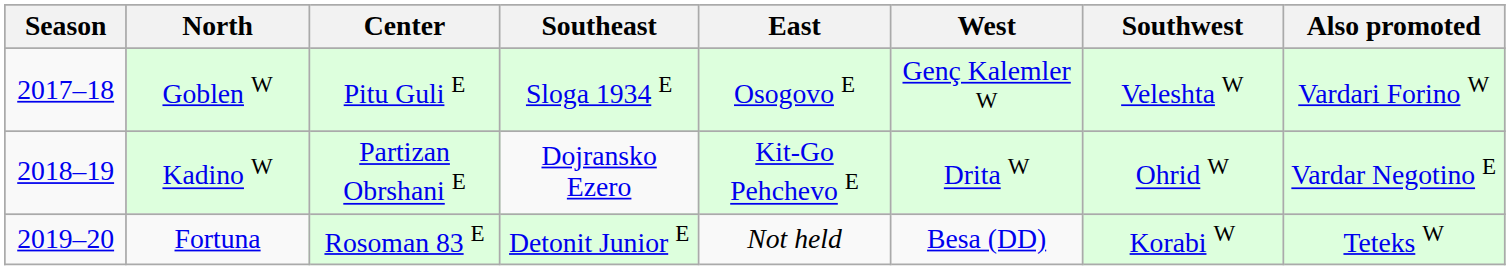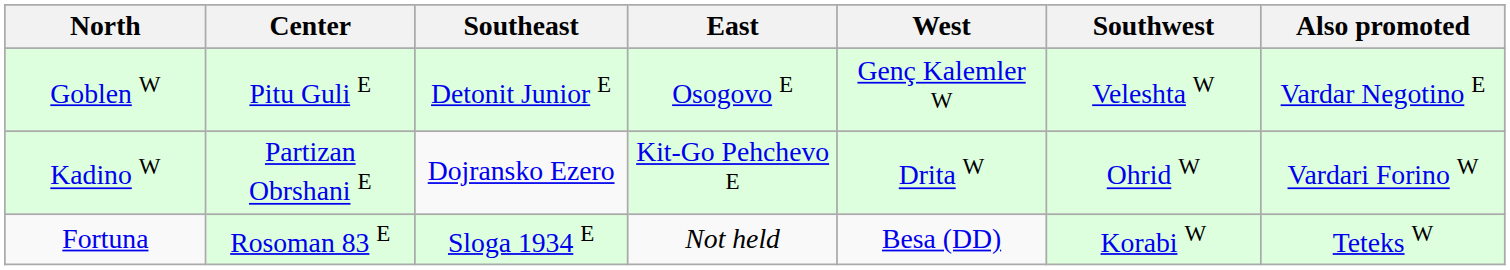- column: (66, 26)
(599, 89) Sloga 1934 E -> (521, 89) Detonit Junior E
(1394, 89) Vardari Forino W -> (1383, 89) Vardar Negotino E
(1394, 172) Vardar Negotino E -> (1383, 172) Vardari Forino W
(599, 239) Detonit Junior E -> (521, 239) Sloga 1934 E
